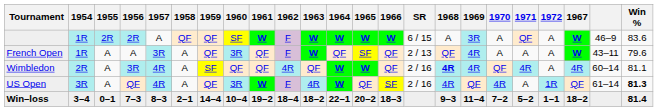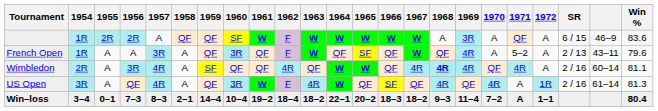columns swapped: (577, 17) <-> (420, 17)
(526, 53) A -> (520, 53) 5–2
(637, 83) bold -> (637, 83) normal
(526, 99) 5–2 -> (520, 99) A
(637, 99) 81.4 -> (637, 99) 80.4
